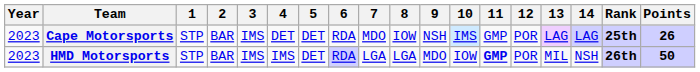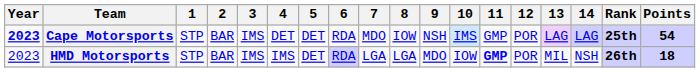(24, 36) normal -> (24, 36) bold
(667, 36) 26 -> (667, 36) 54
(667, 57) 50 -> (667, 57) 18
